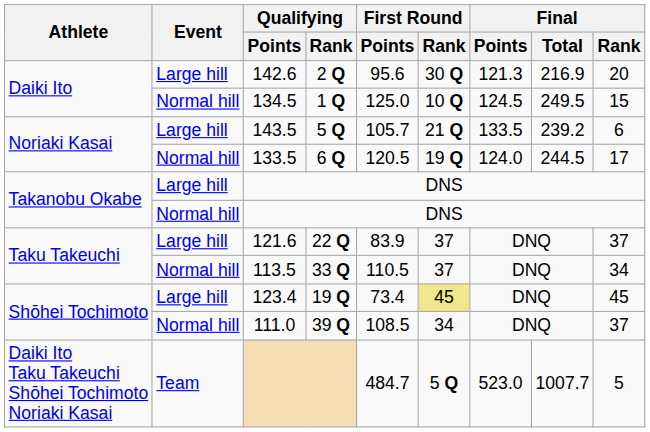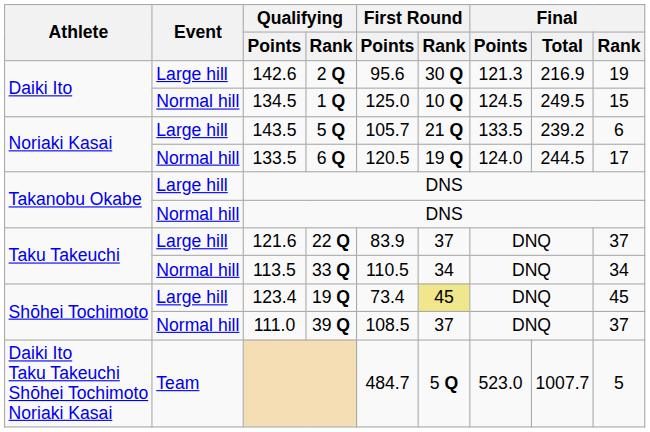(619, 74) 20 -> (619, 74) 19
(444, 269) 37 -> (444, 269) 34
(444, 325) 34 -> (444, 325) 37
